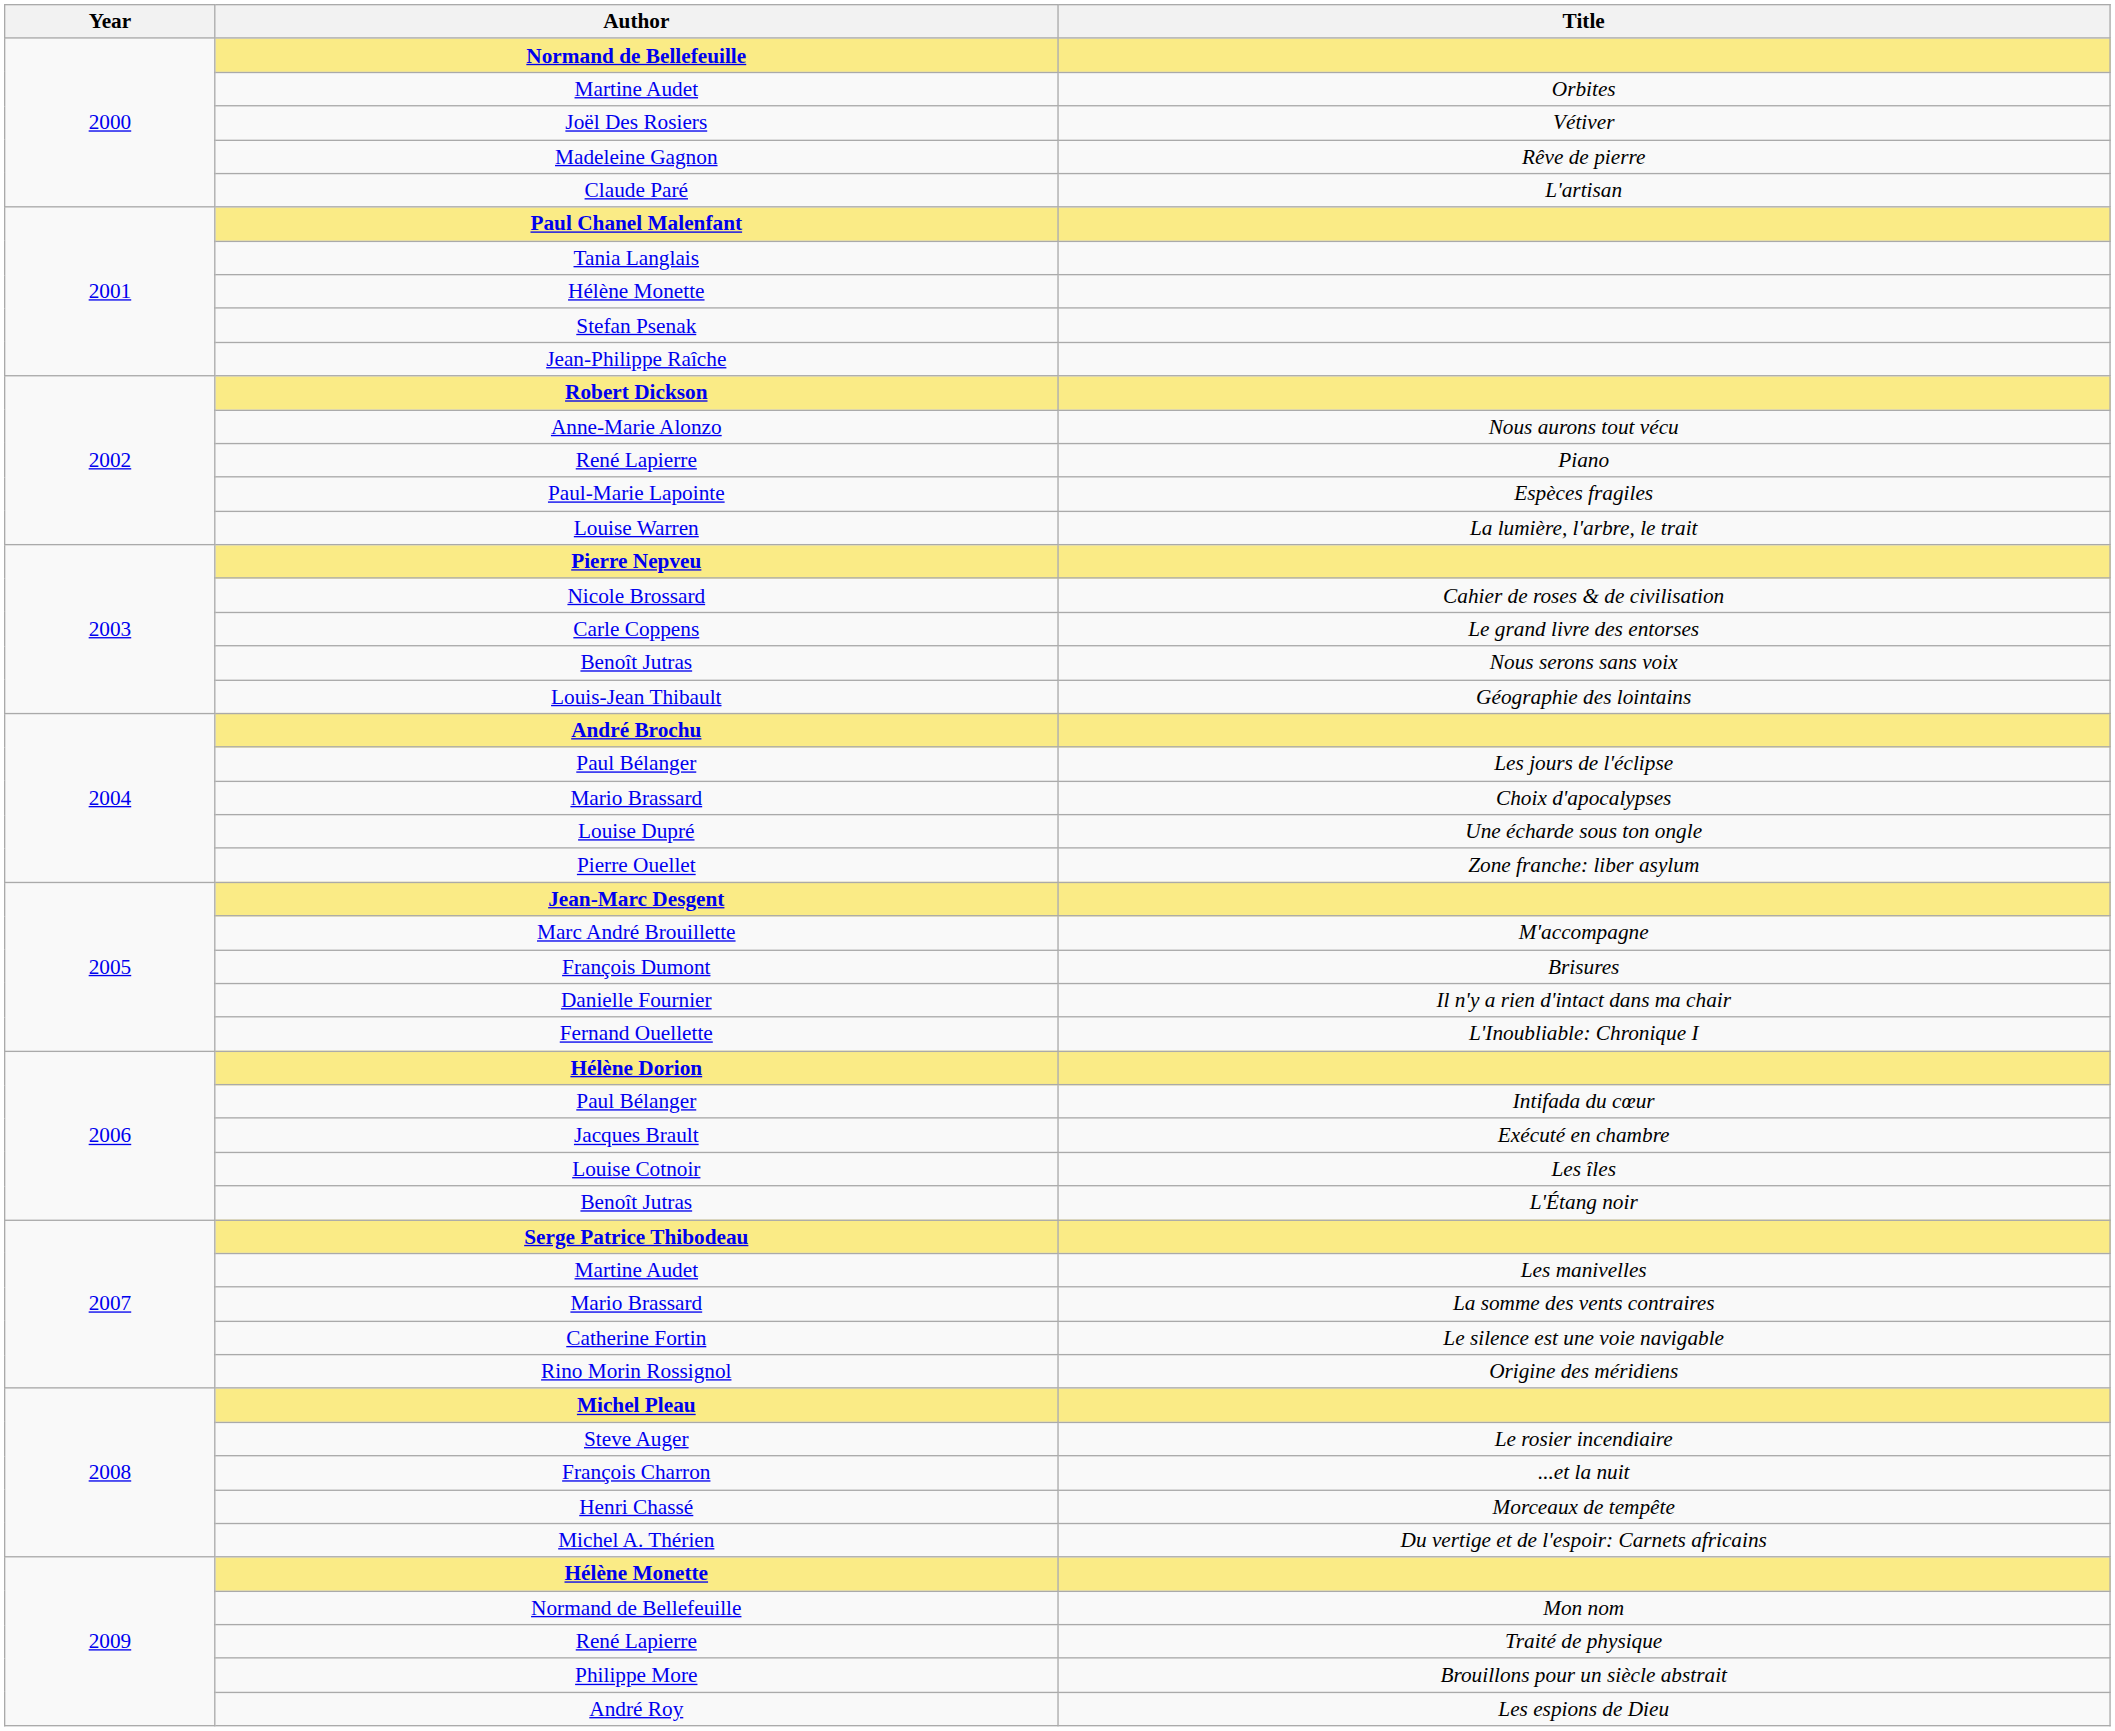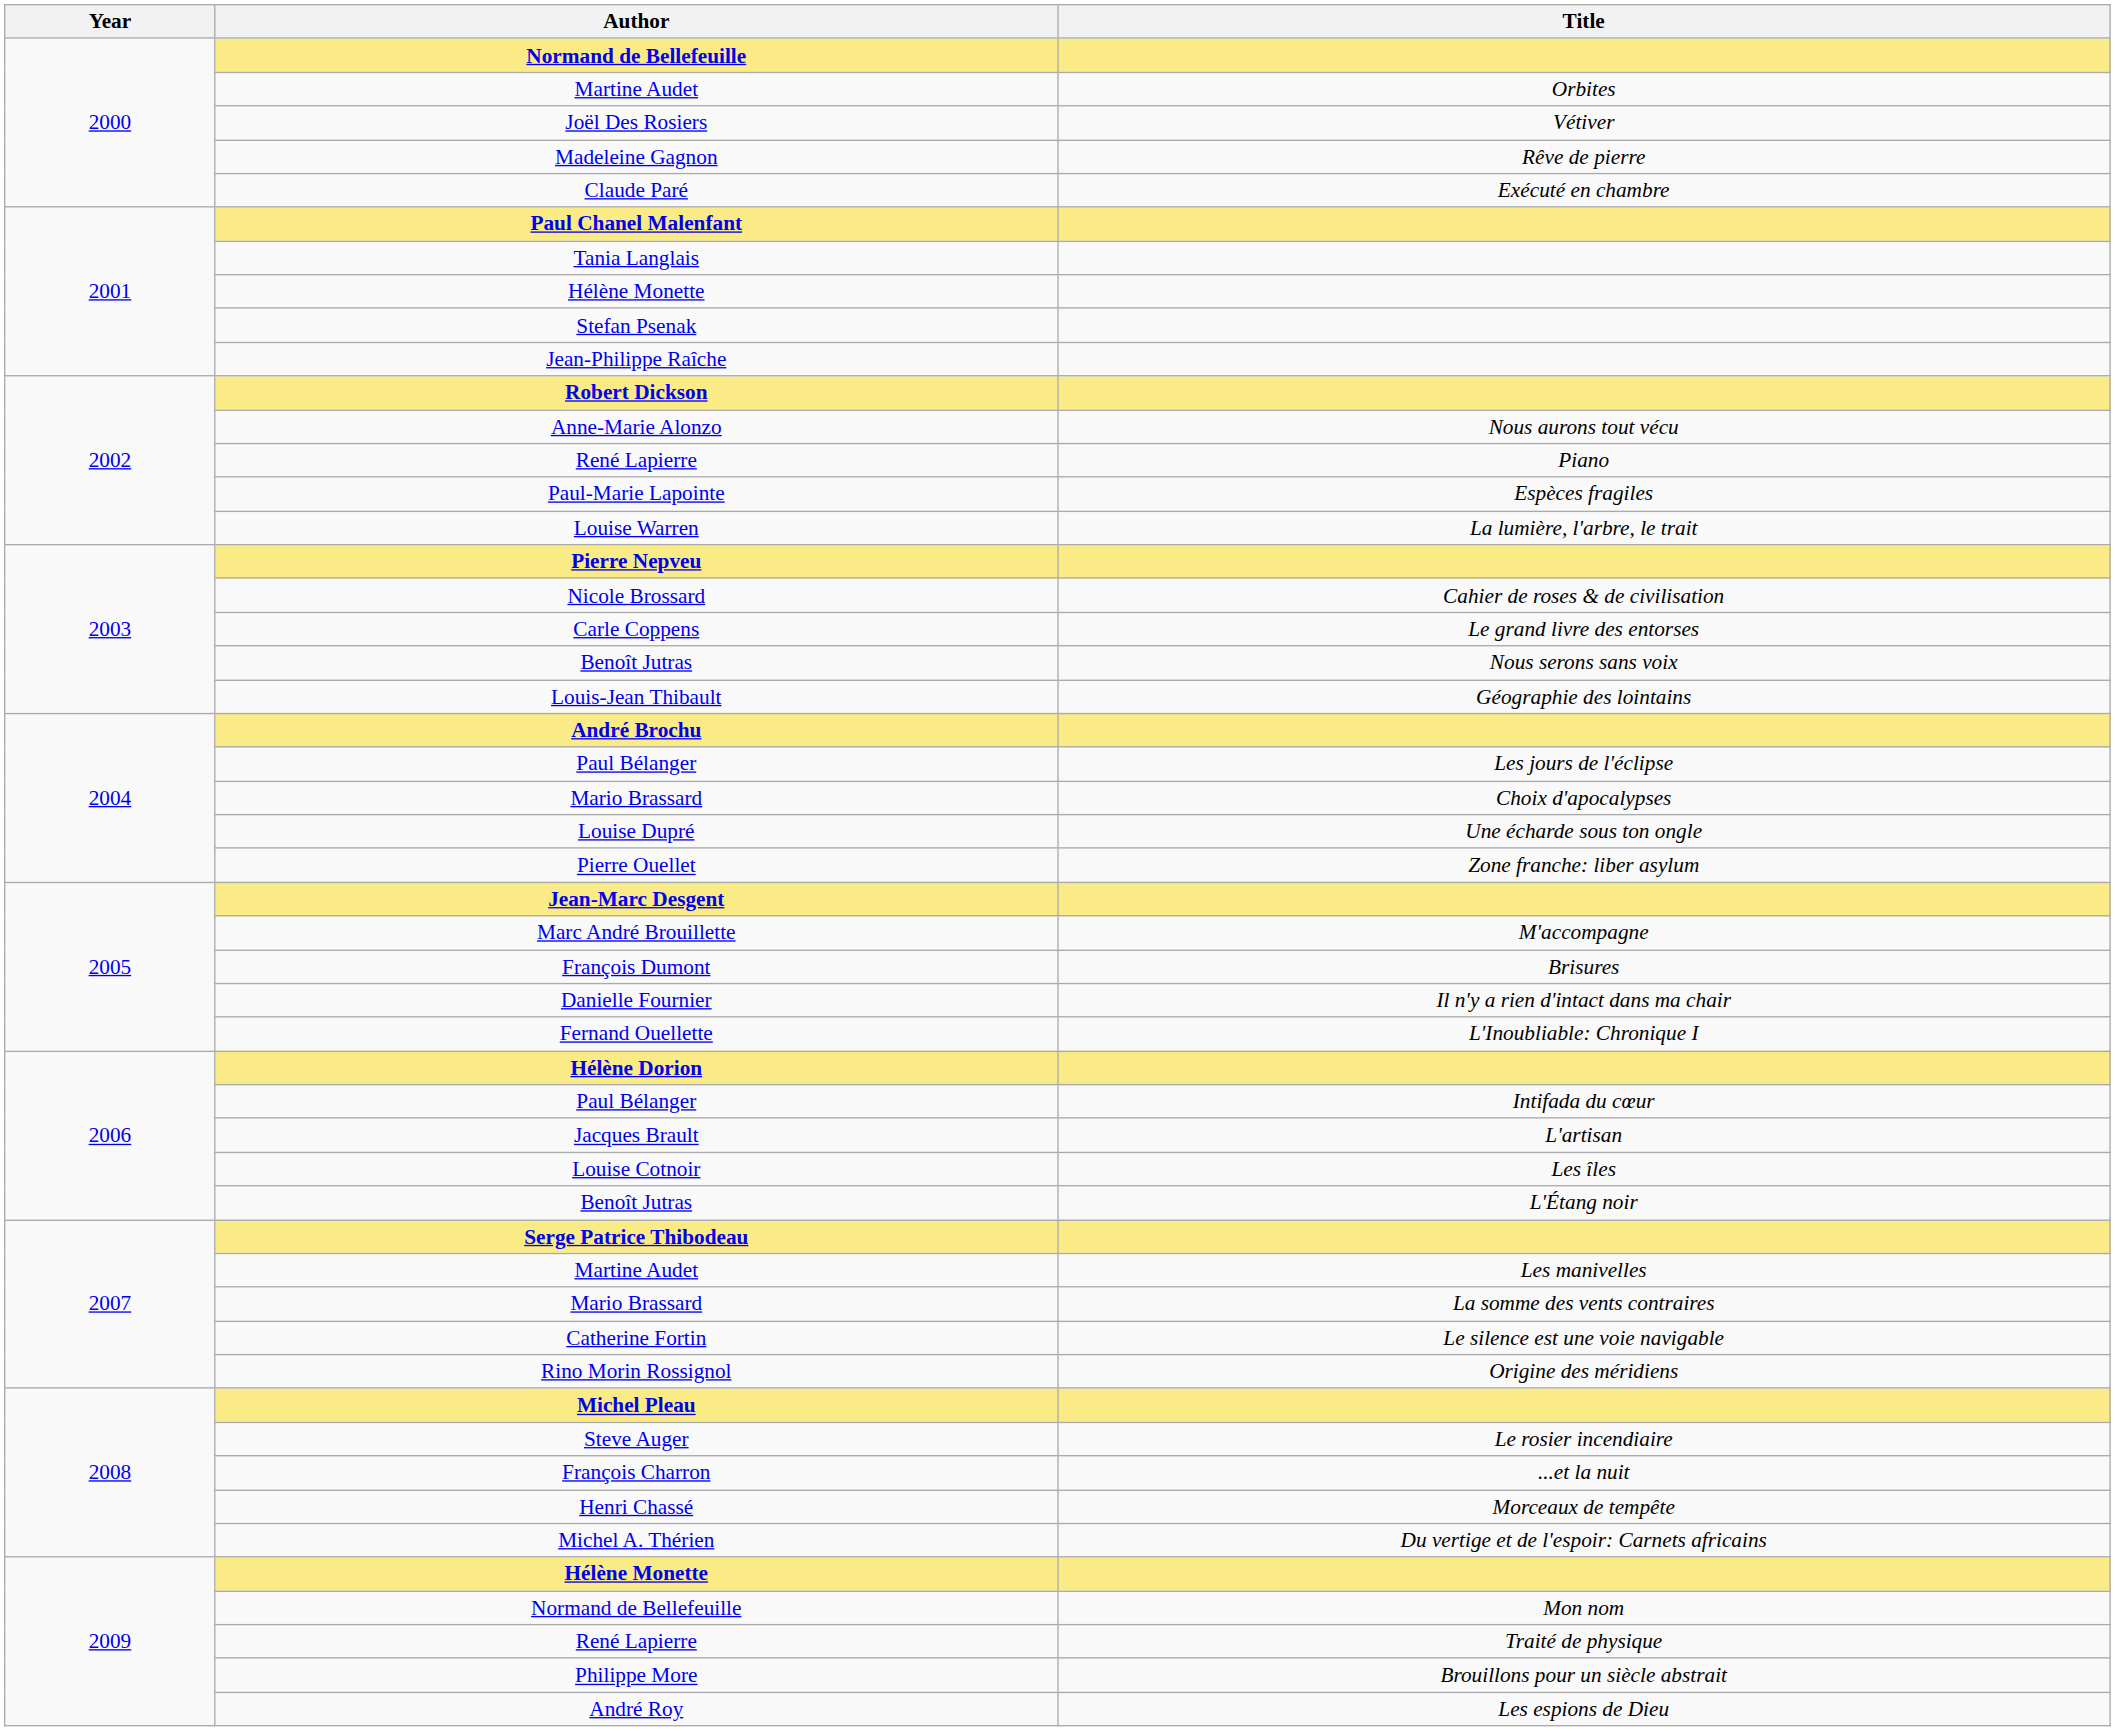(1584, 190) L'artisan -> (1584, 190) Exécuté en chambre
(1584, 1135) Exécuté en chambre -> (1584, 1135) L'artisan
